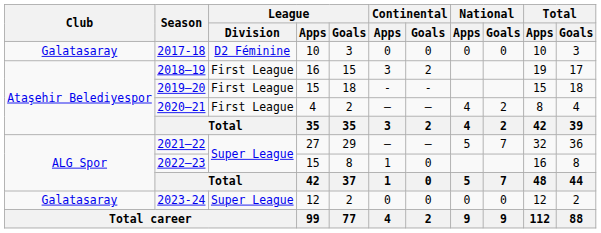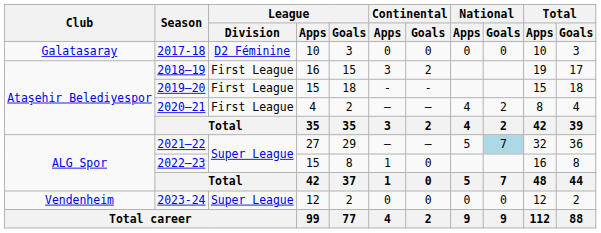(503, 144) no background -> (503, 144) lightblue background
(79, 200) Galatasaray -> (79, 200) Vendenheim
